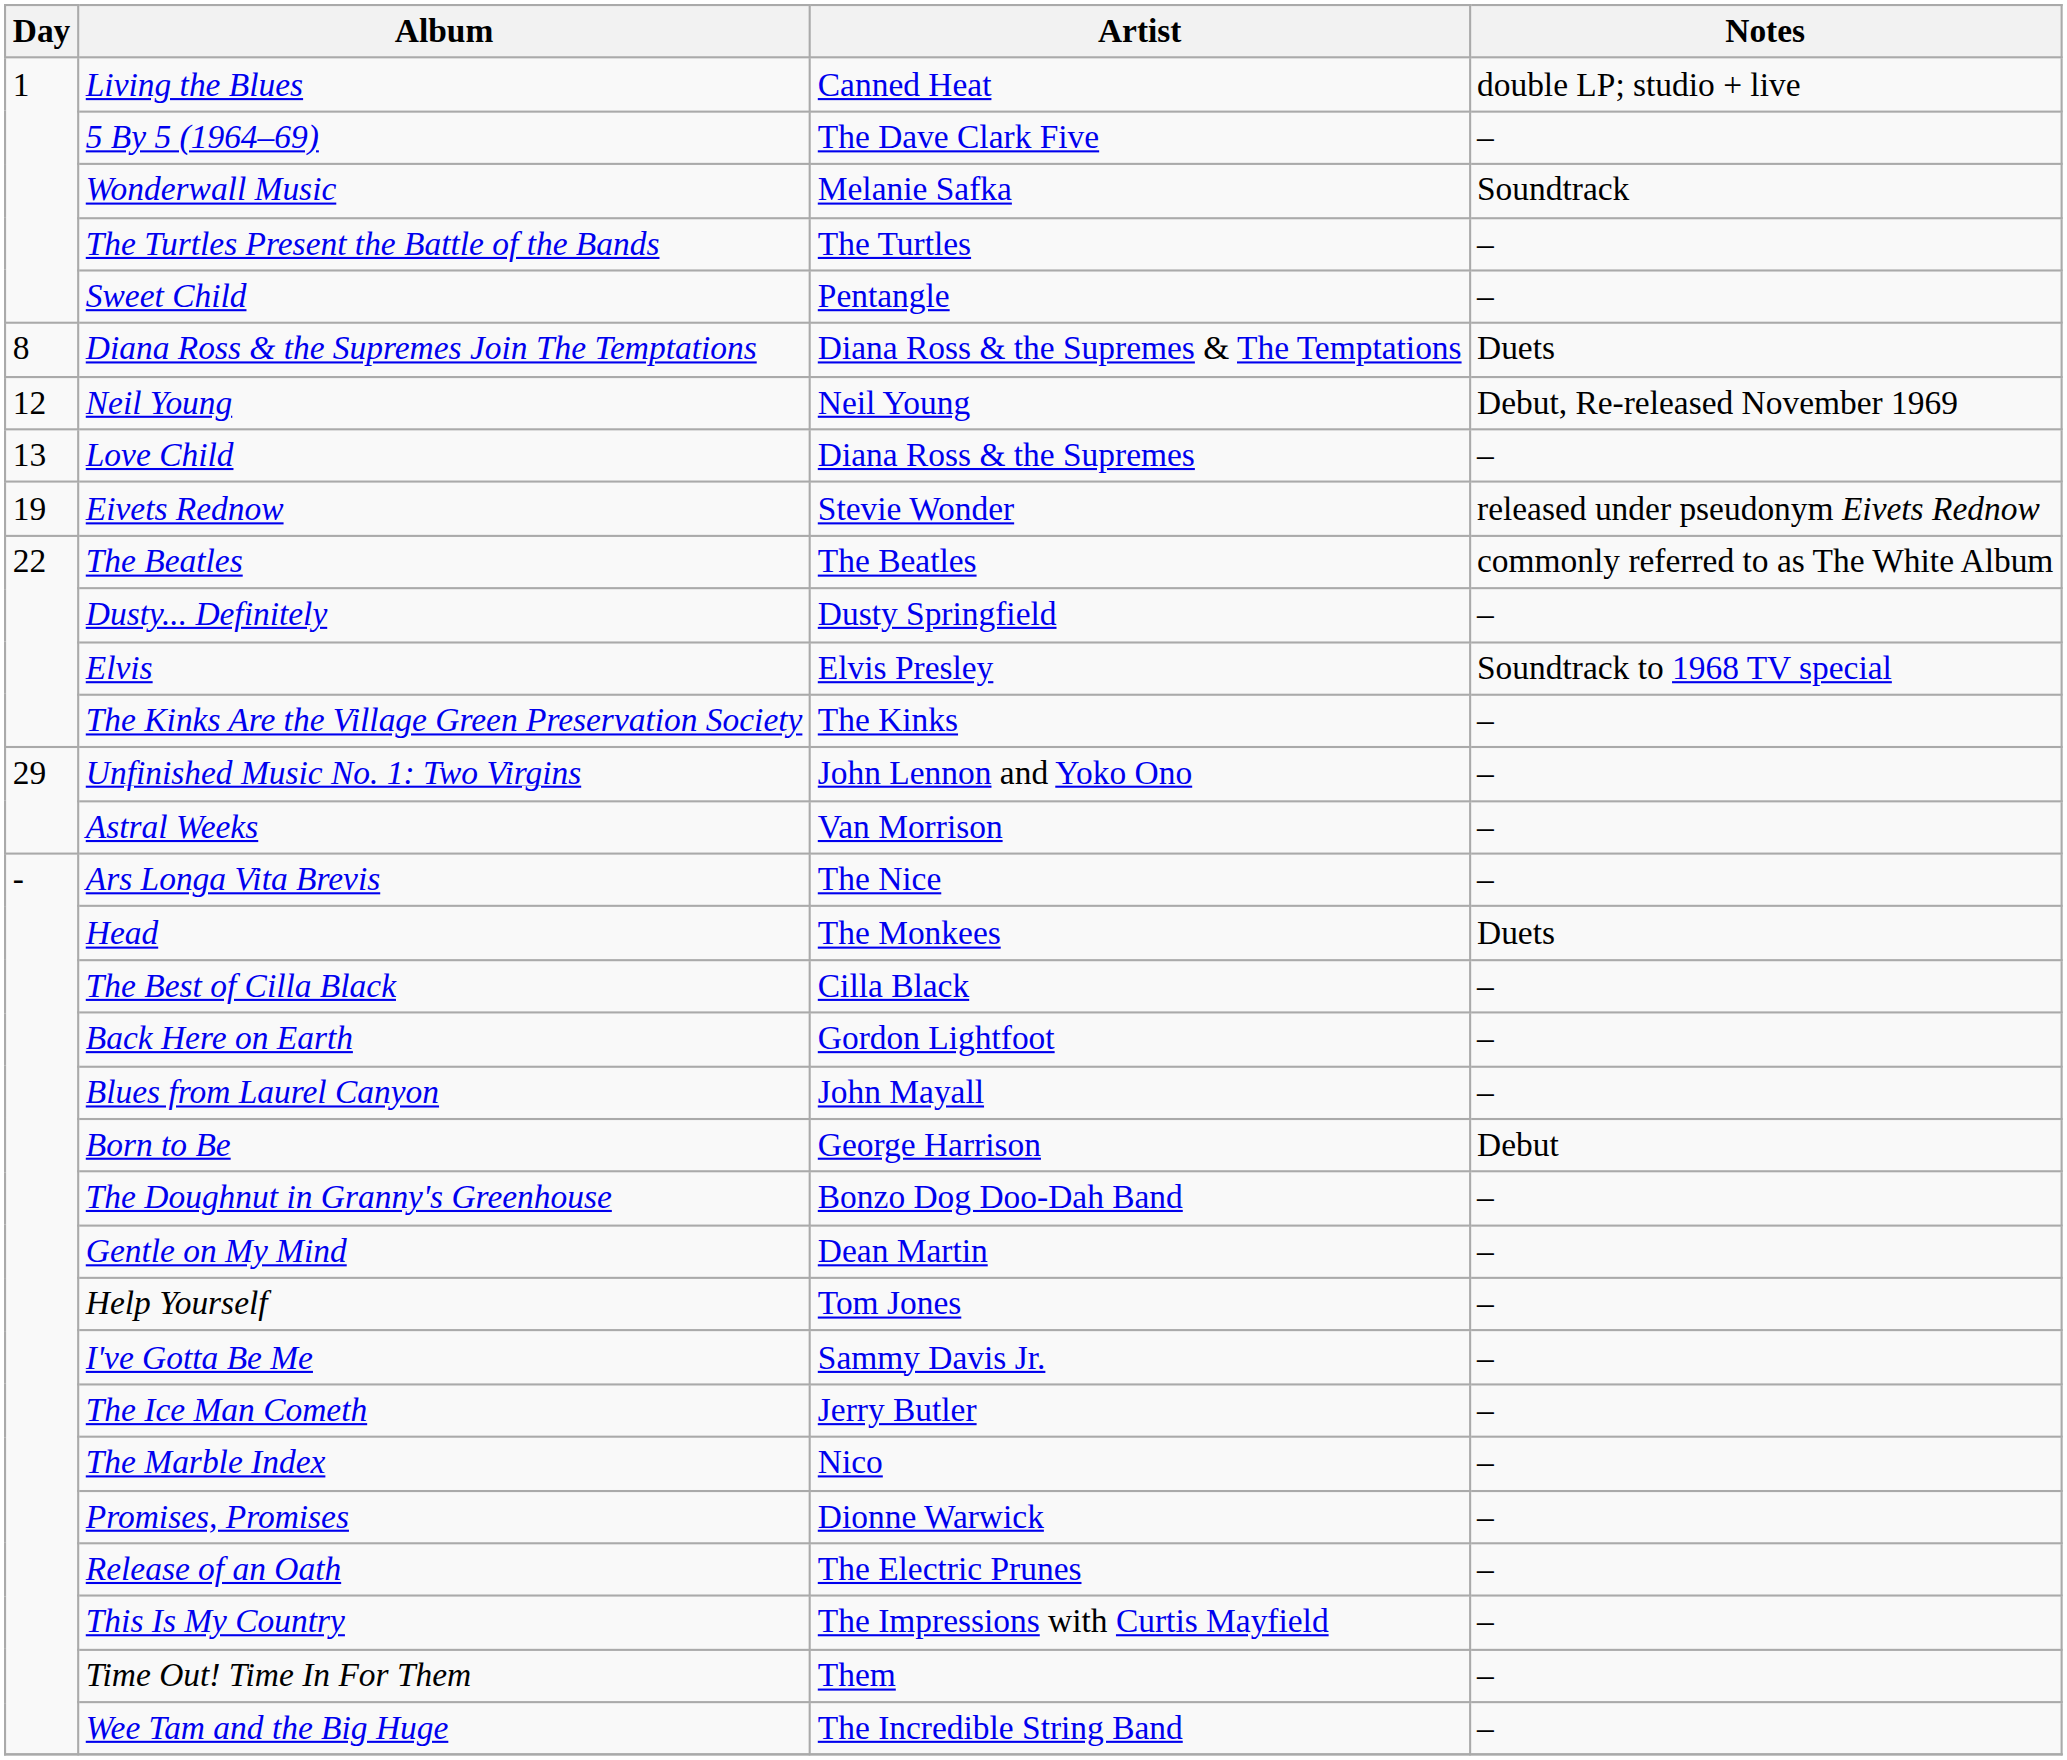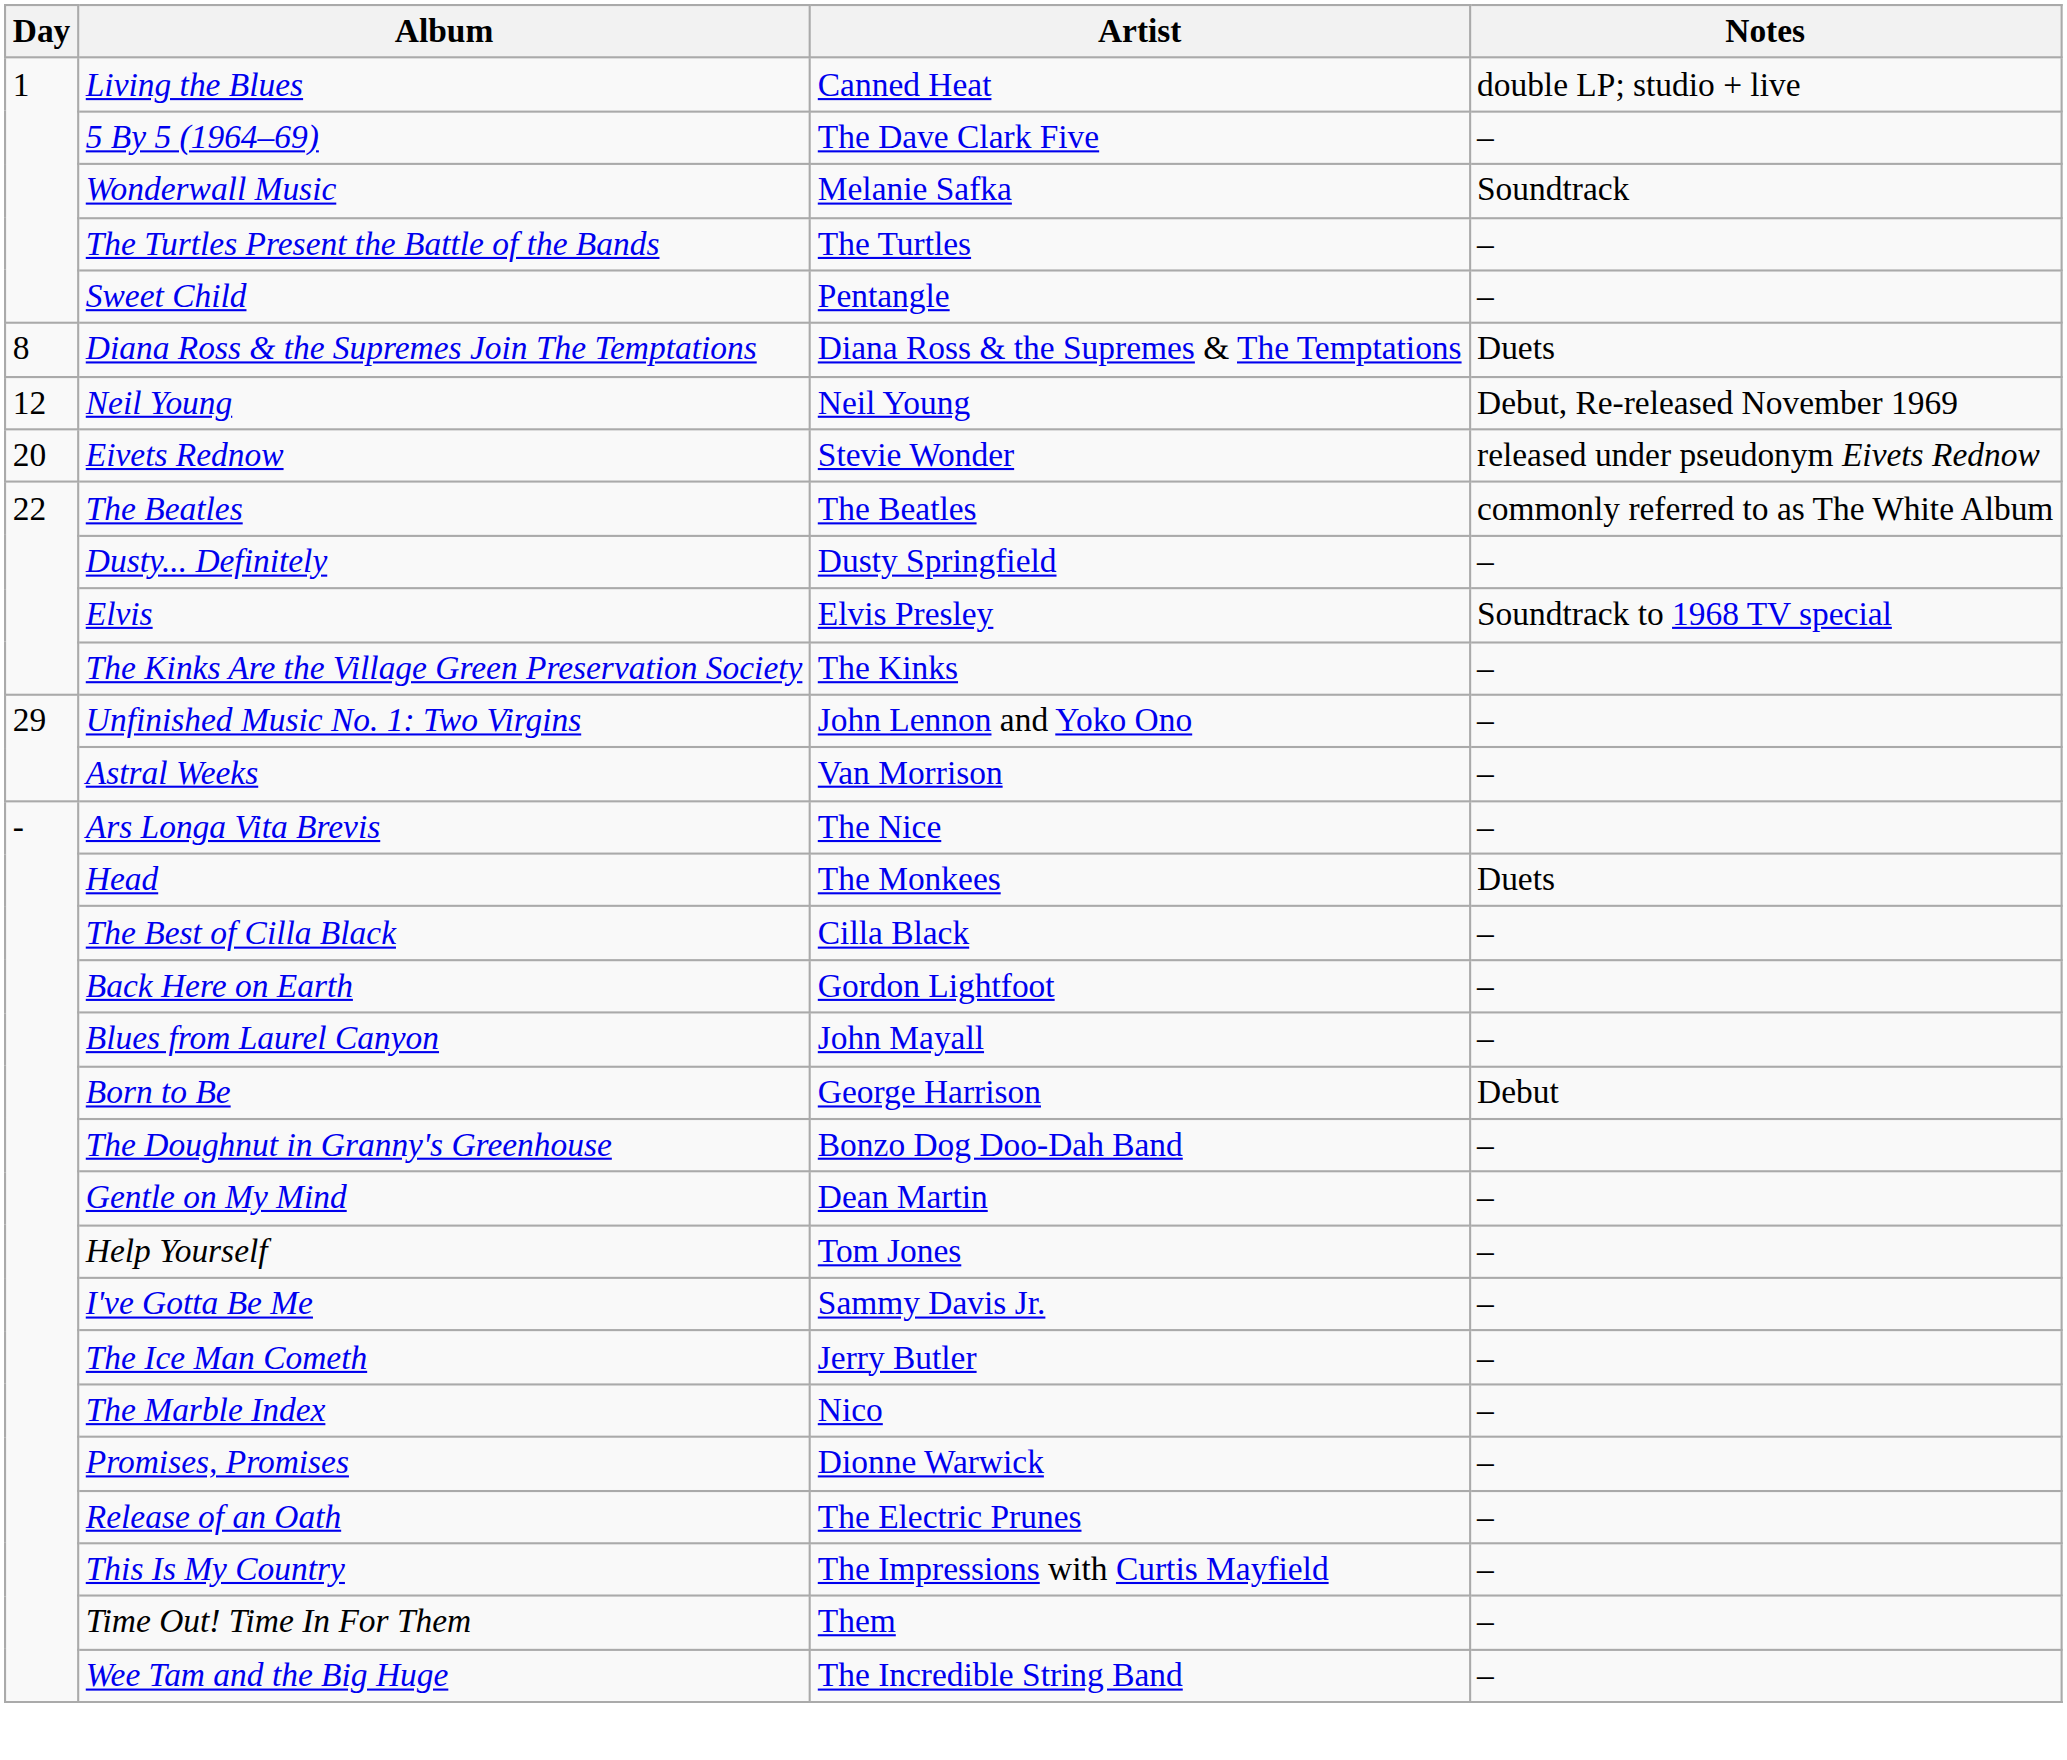- row: (160, 455)
(29, 508) 19 -> (29, 455) 20
